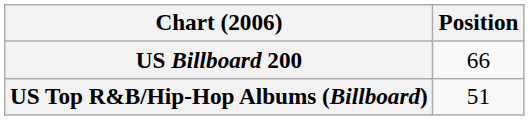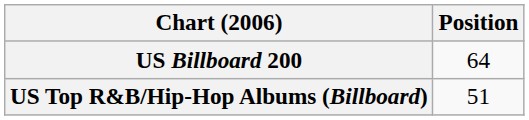(478, 59) 66 -> (478, 59) 64
